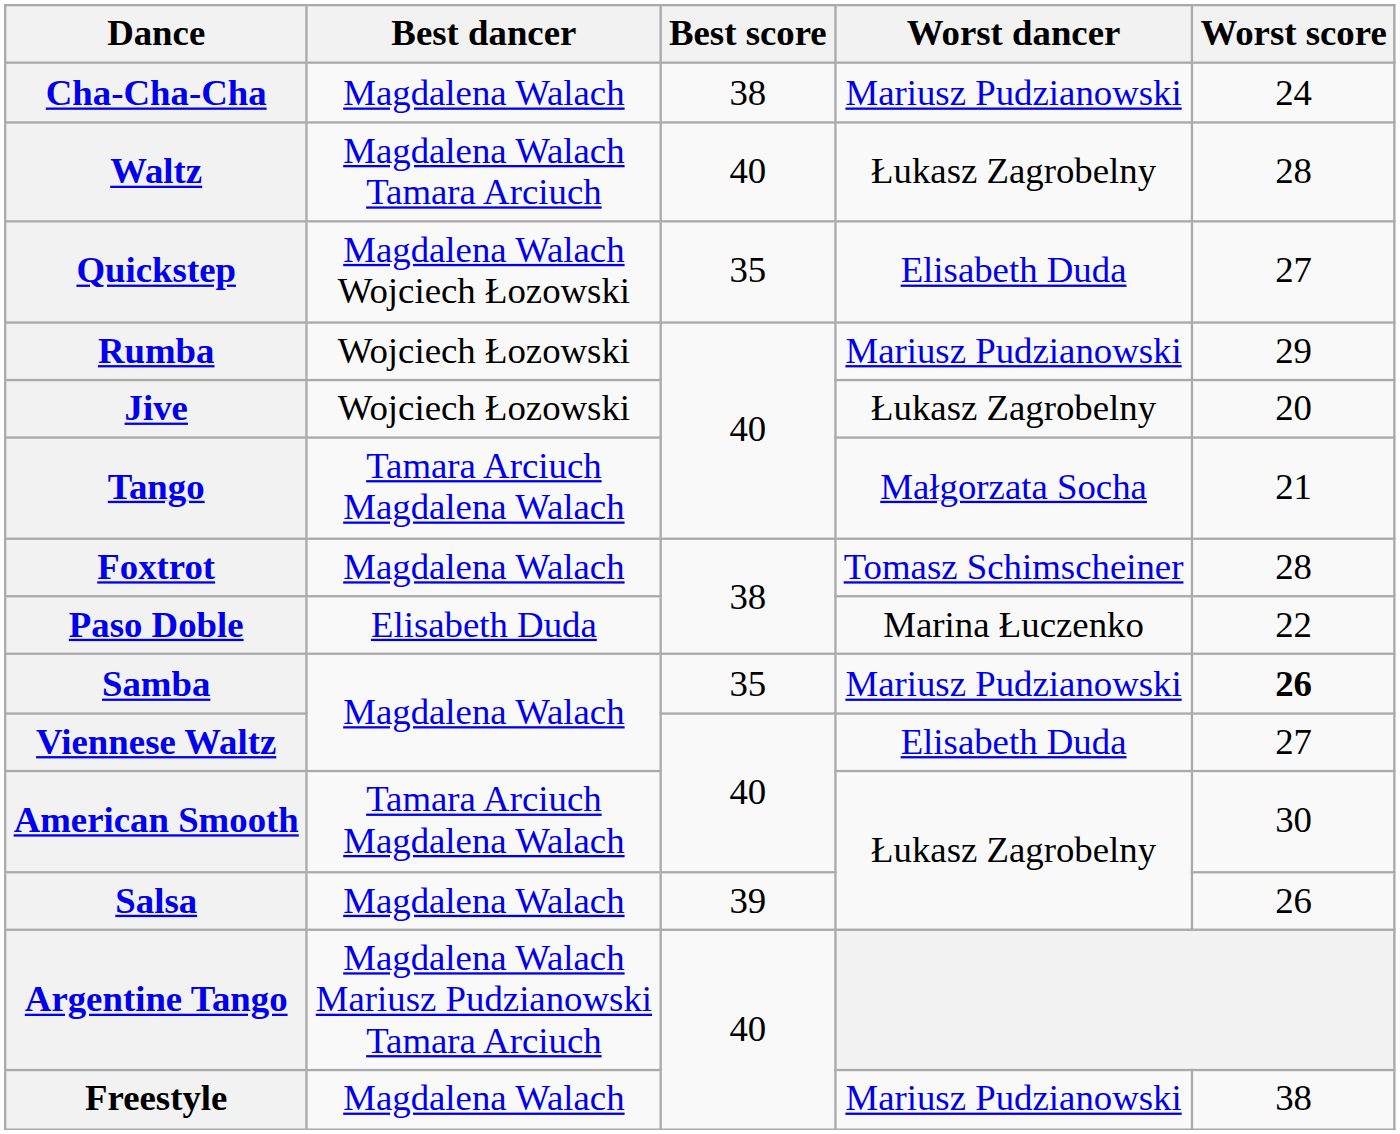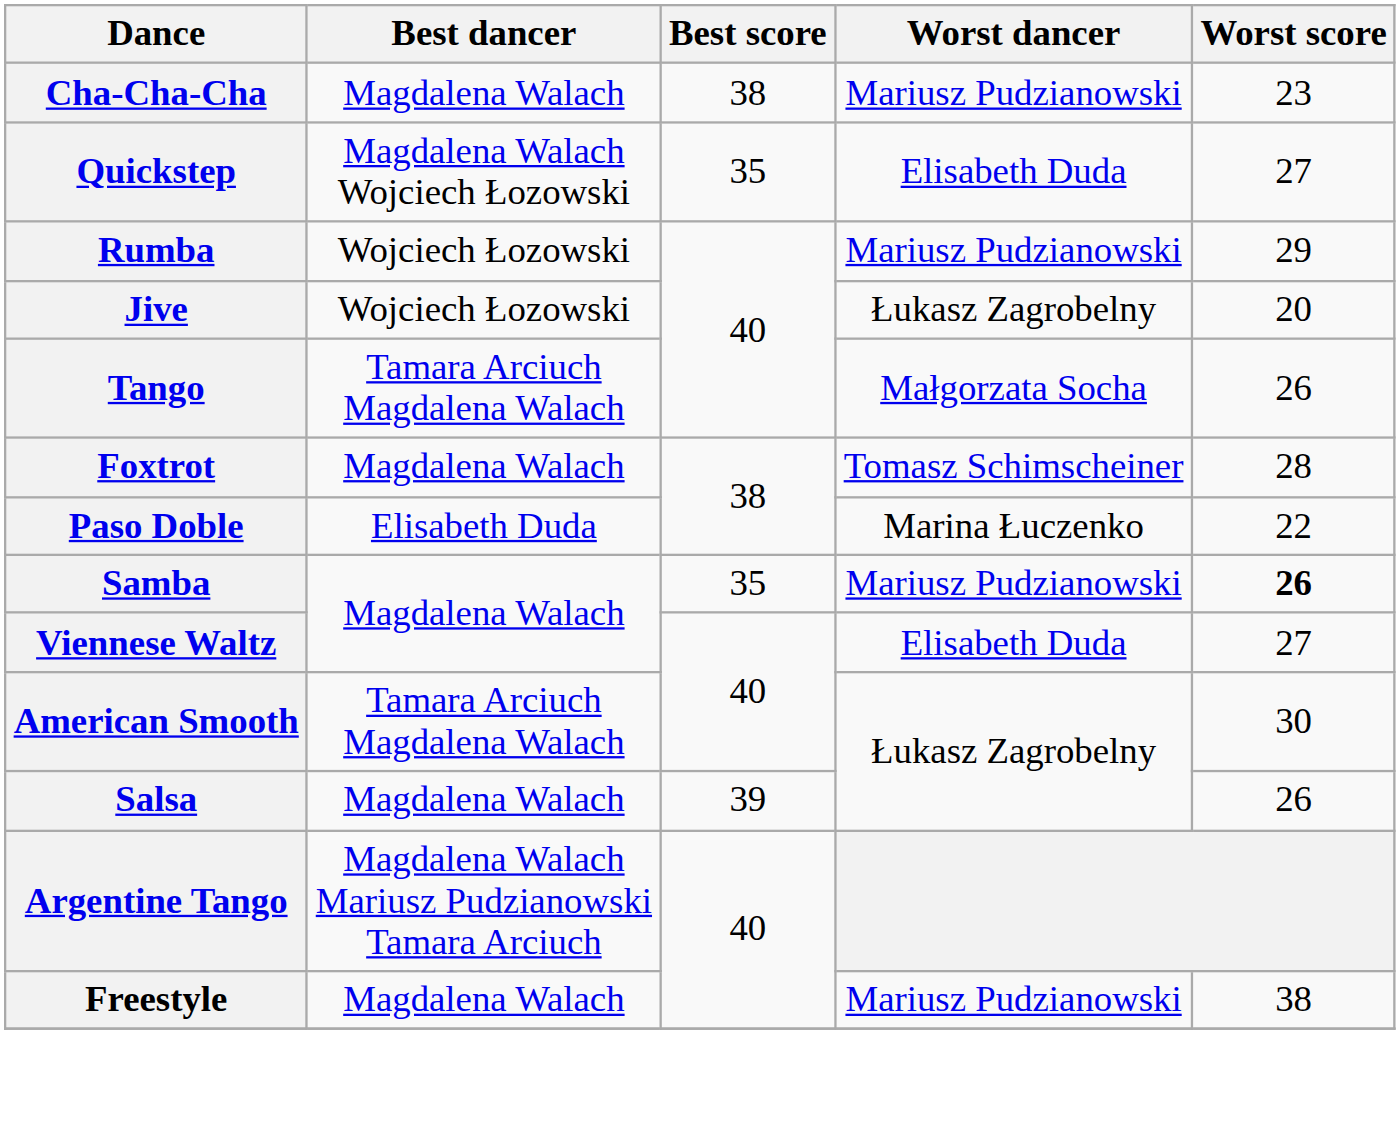(1294, 92) 24 -> (1294, 92) 23
- row: (156, 171)
(1294, 487) 21 -> (1294, 387) 26
